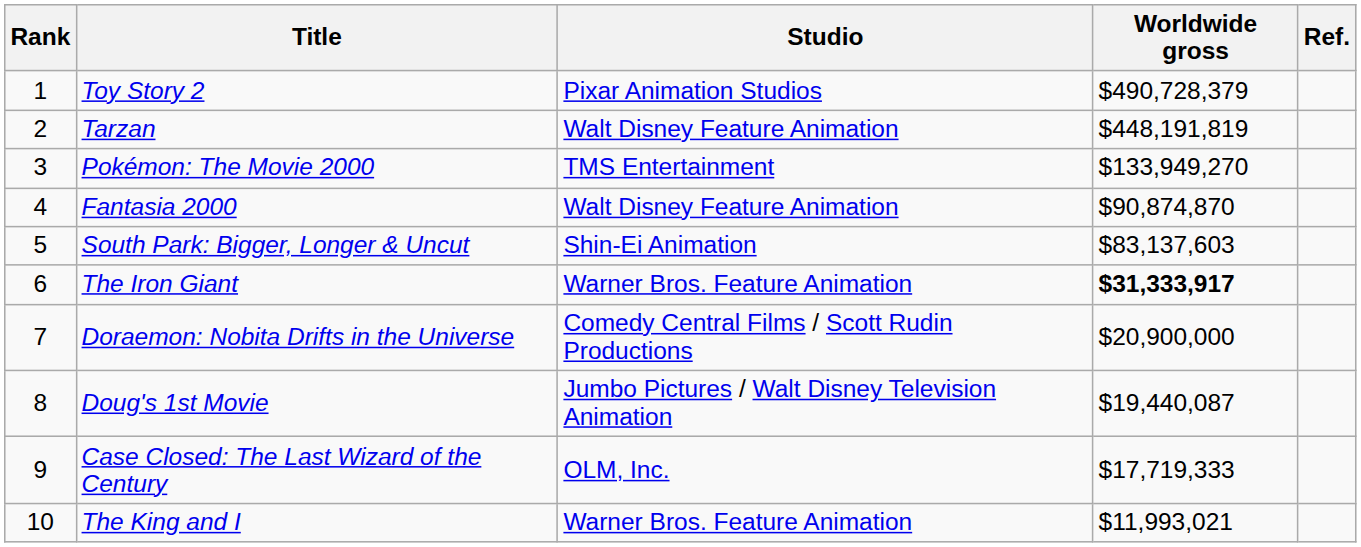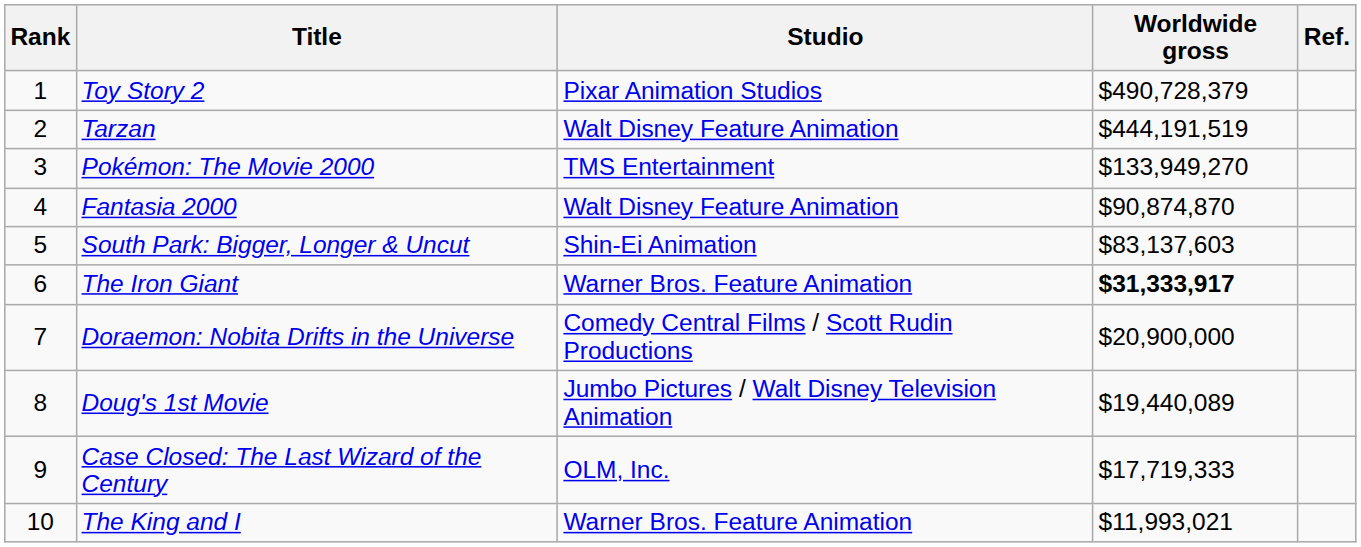(1173, 129) $448,191,819 -> (1173, 129) $444,191,519
(1167, 403) $19,440,087 -> (1167, 403) $19,440,089
